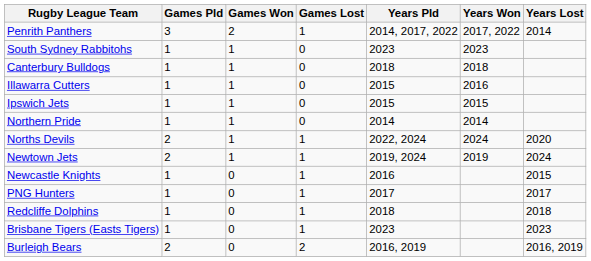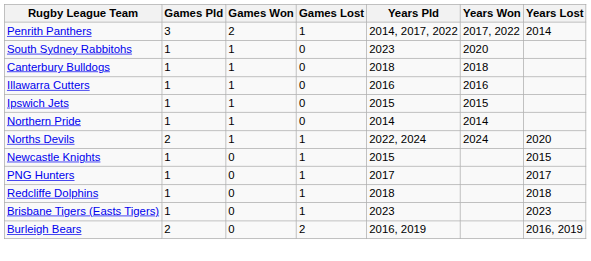(476, 49) 2023 -> (476, 49) 2020
(382, 85) 2015 -> (382, 85) 2016
- row: (42, 157)
(382, 175) 2016 -> (382, 157) 2015
